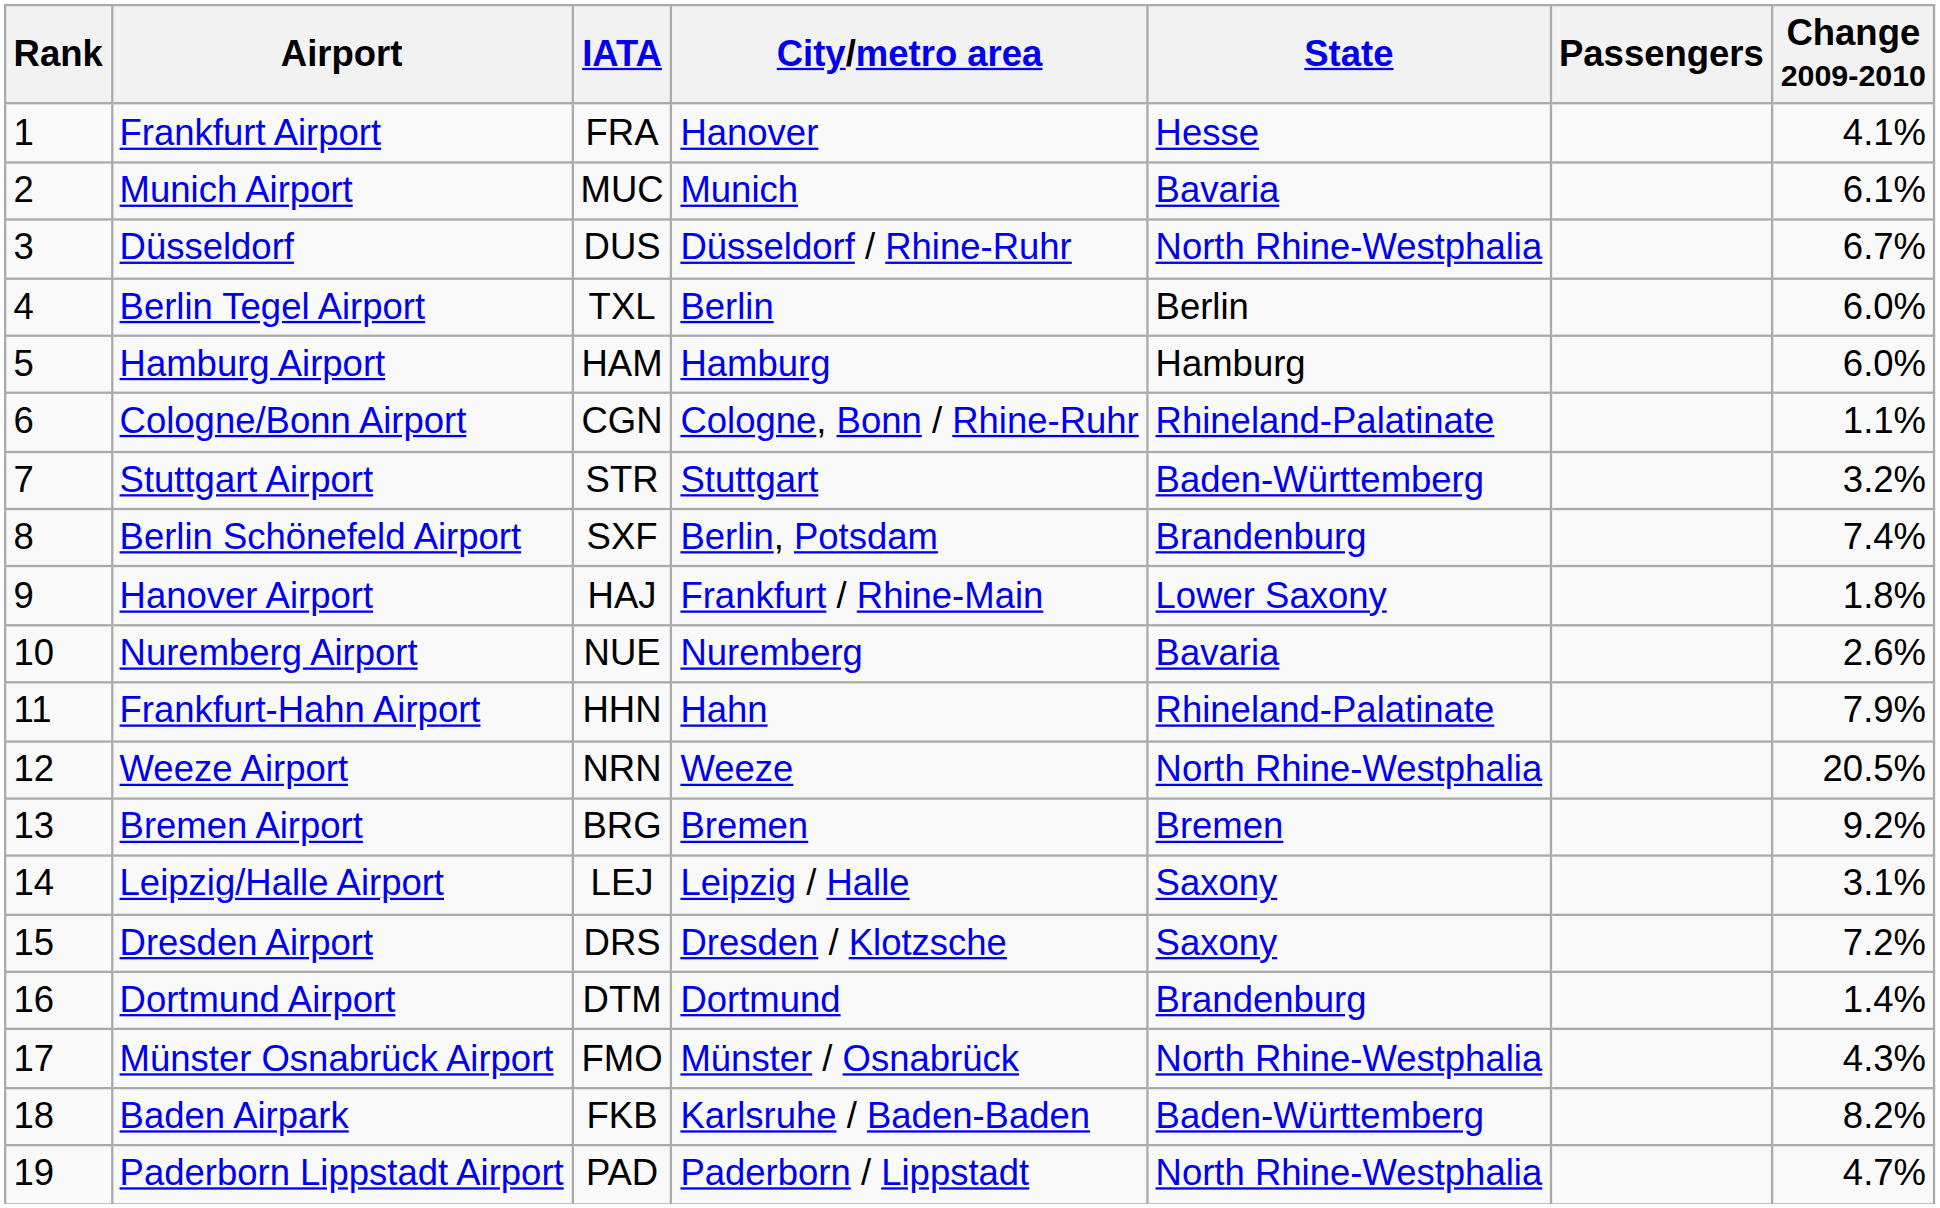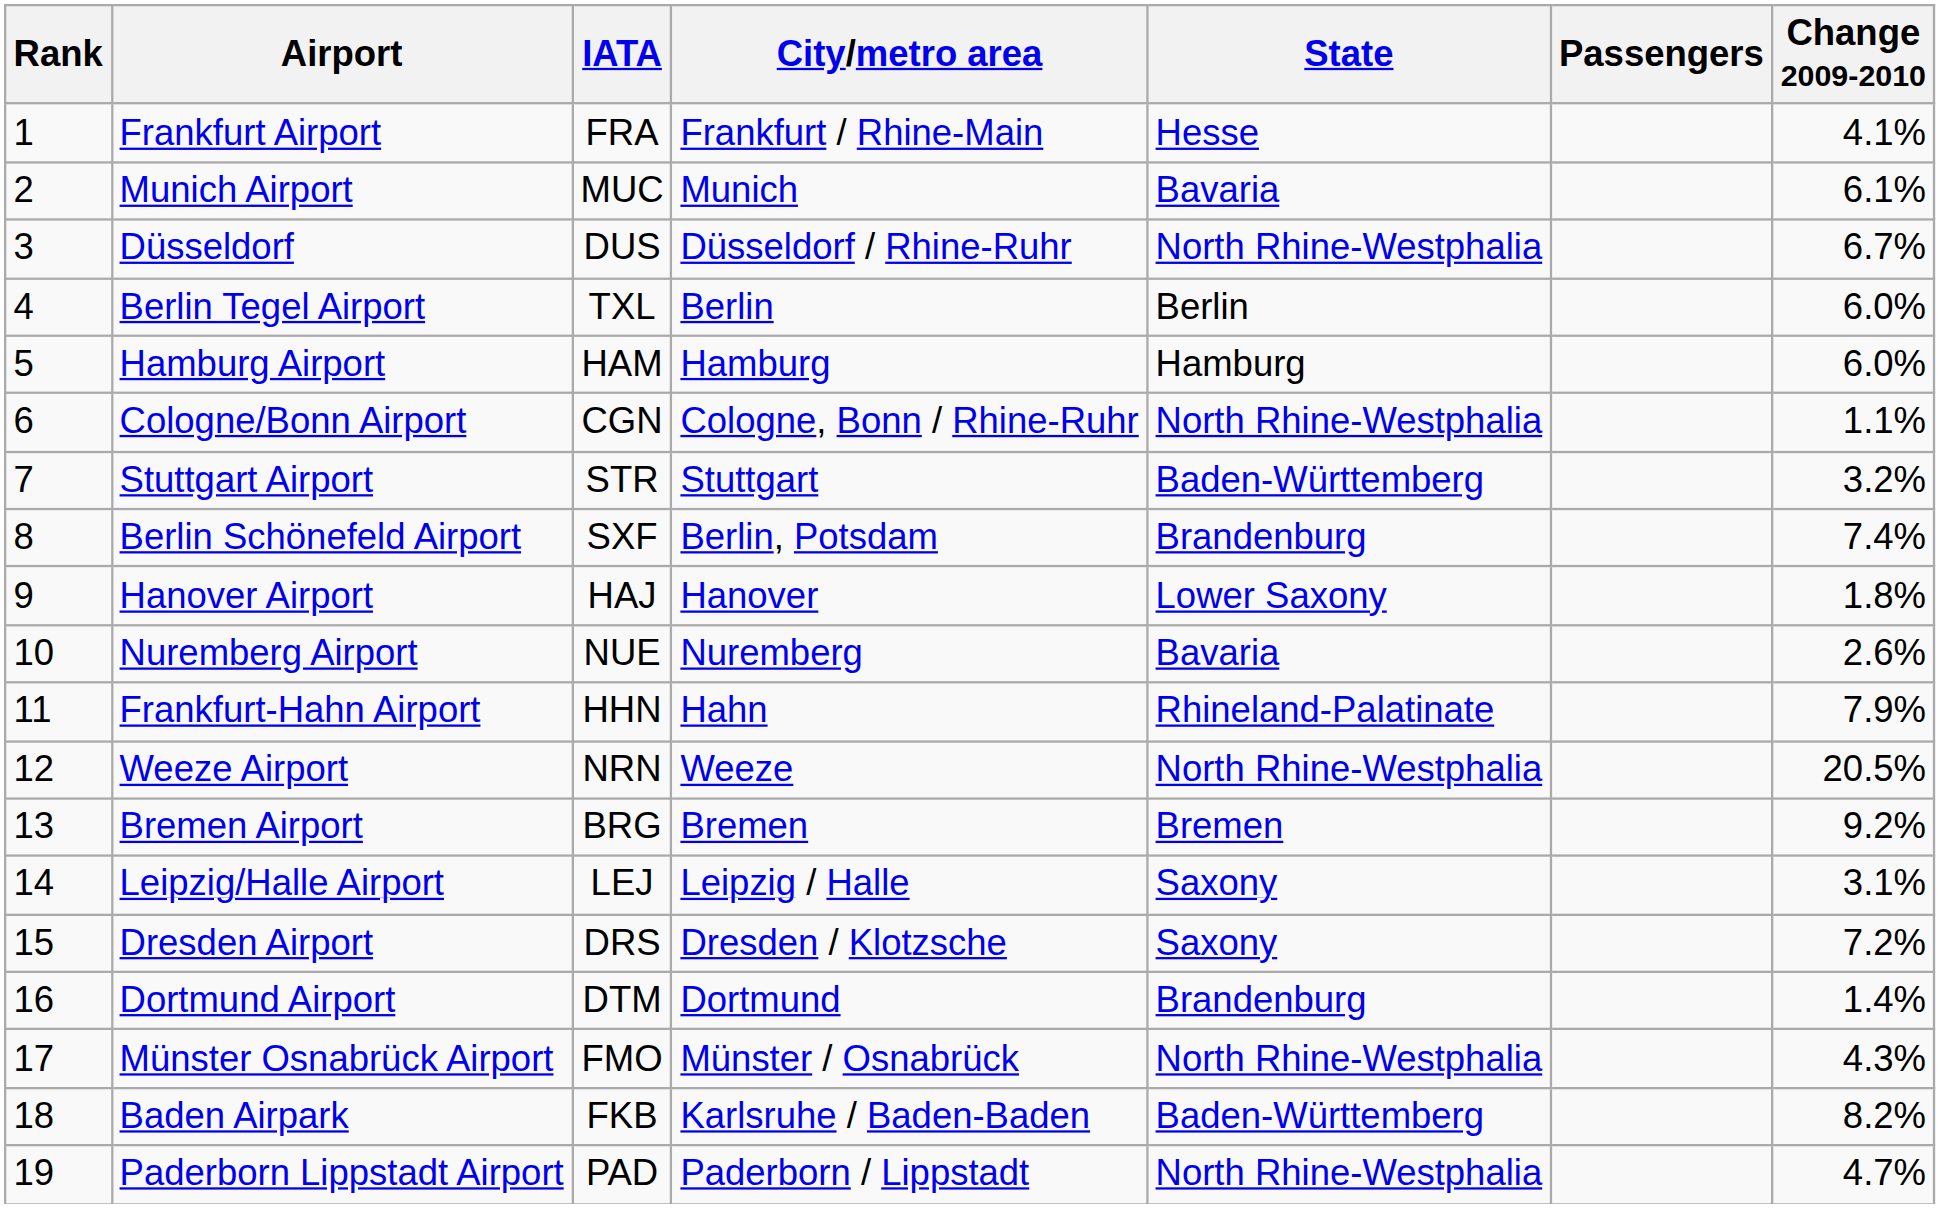(749, 132) Hanover -> (862, 132) Frankfurt / Rhine-Main
(1325, 421) Rhineland-Palatinate -> (1349, 421) North Rhine-Westphalia
(862, 595) Frankfurt / Rhine-Main -> (749, 595) Hanover
